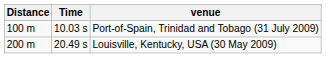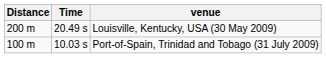rows swapped: (206, 28) <-> (185, 45)
